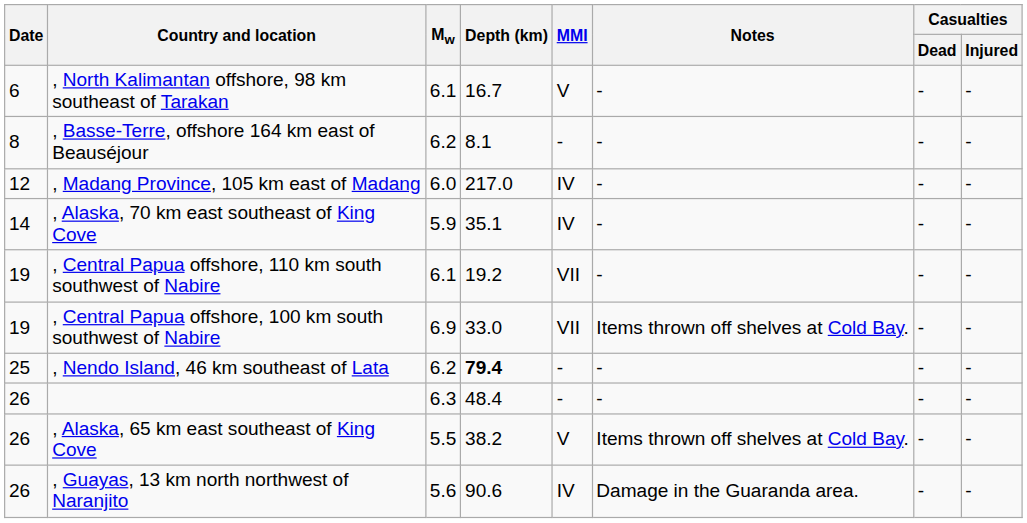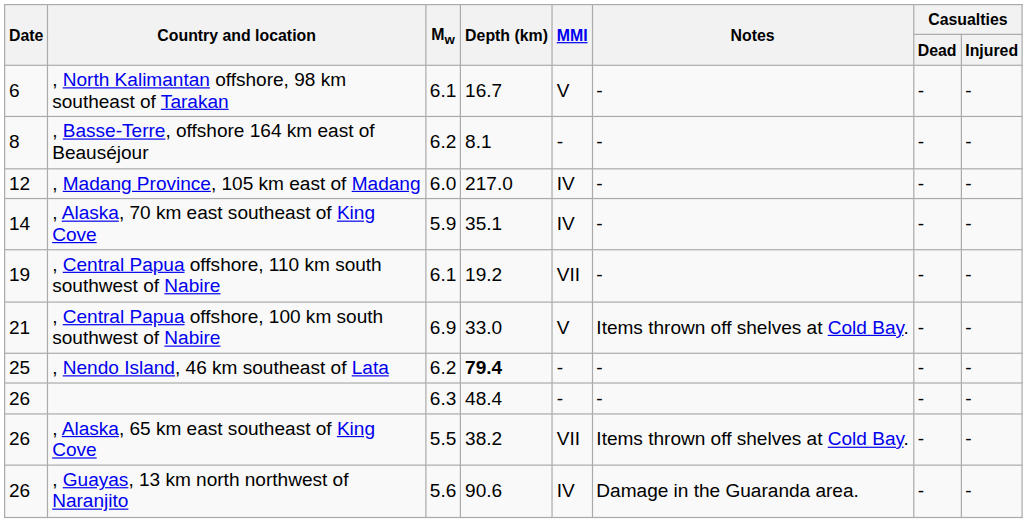(20, 327) 19 -> (20, 327) 21
(568, 327) VII -> (563, 327) V
(563, 439) V -> (568, 439) VII
